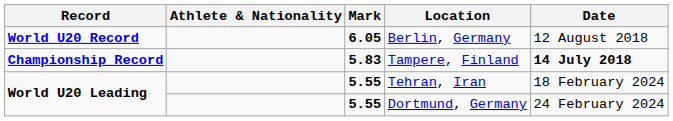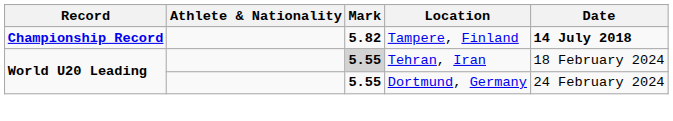- row: (449, 38)
(365, 60) 5.83 -> (365, 38) 5.82
(365, 82) no background -> (365, 60) lightgrey background
